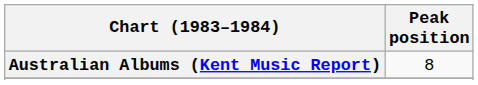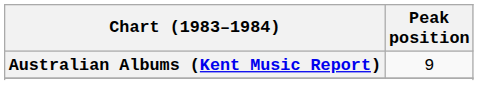(429, 65) 8 -> (429, 65) 9
